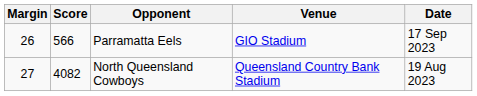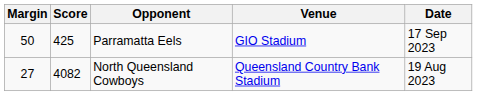(27, 40) 26 -> (27, 40) 50
(64, 40) 566 -> (64, 40) 425
